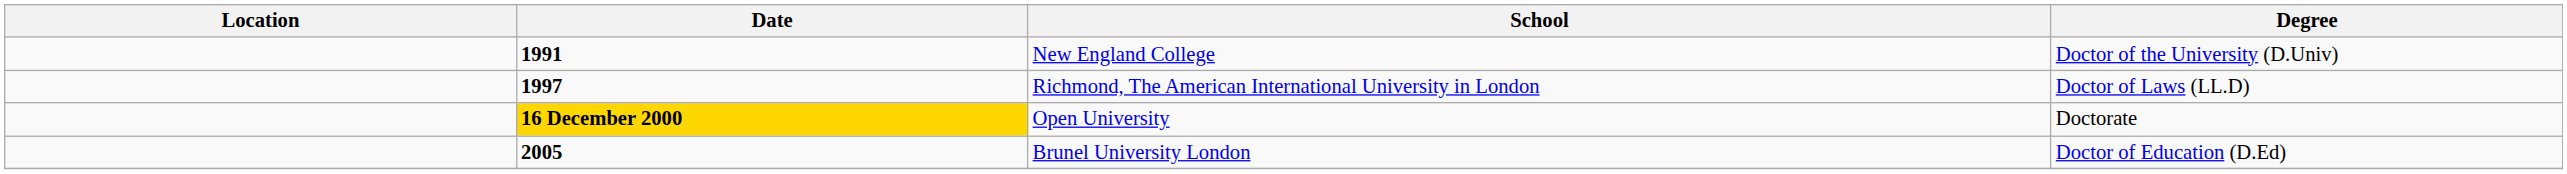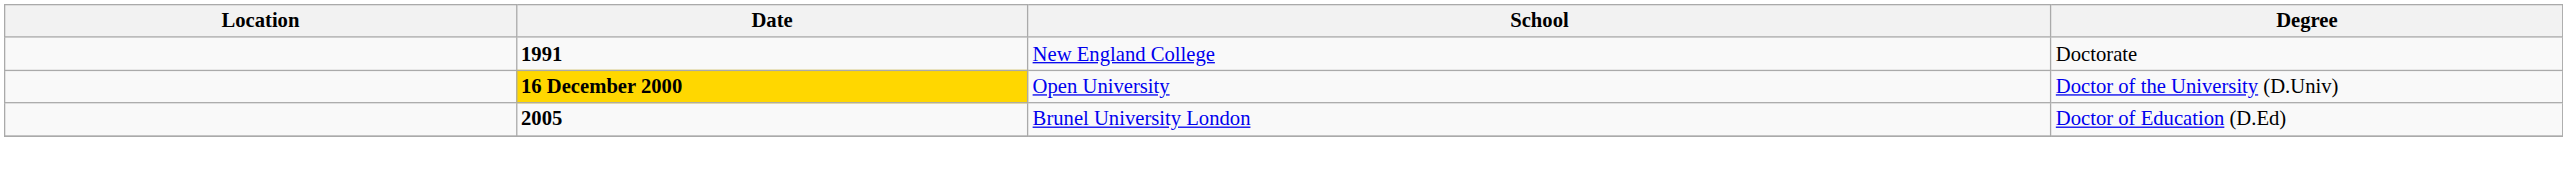(2197, 53) Doctor of the University (D.Univ) -> (2097, 53) Doctorate
- row: (1286, 86)
(2097, 119) Doctorate -> (2197, 86) Doctor of the University (D.Univ)
